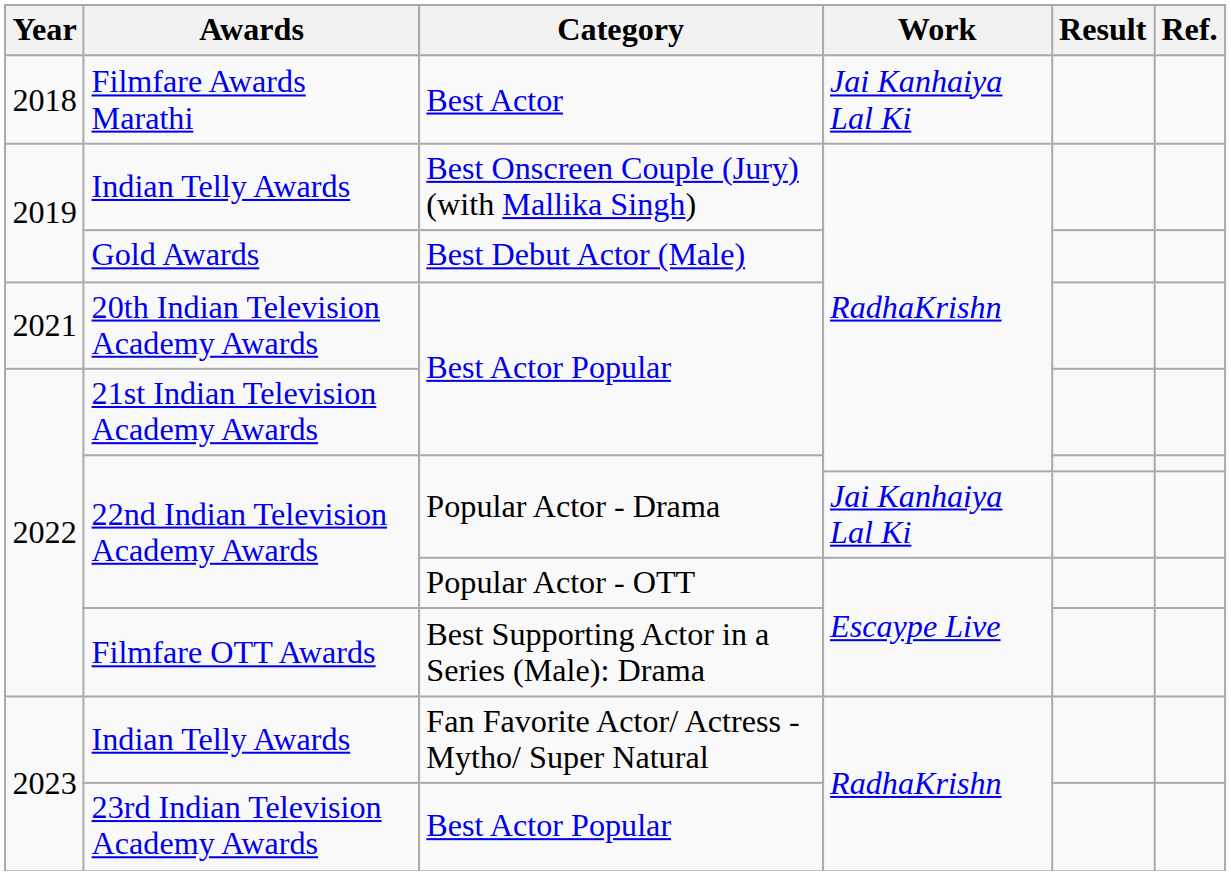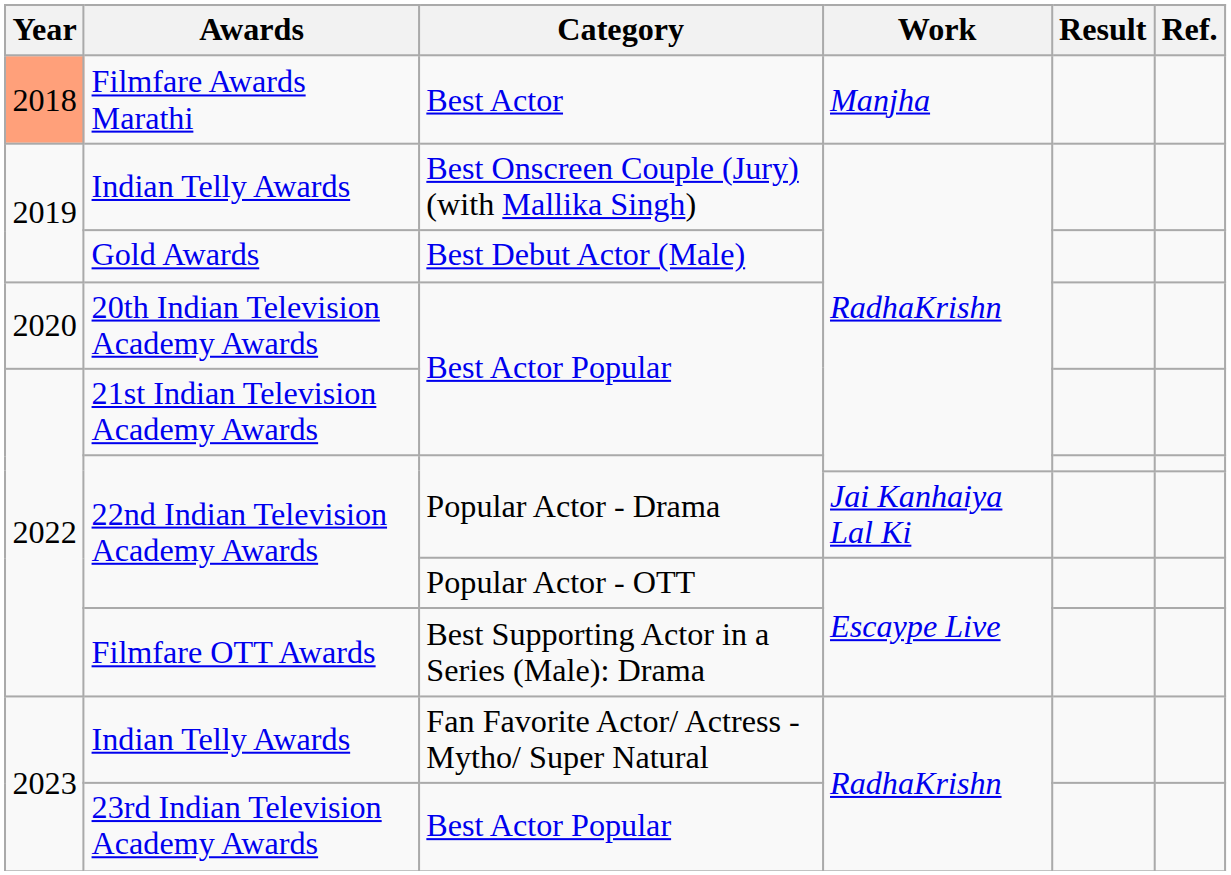(45, 99) no background -> (45, 99) lightsalmon background
(916, 99) Jai Kanhaiya Lal Ki -> (880, 99) Manjha
(45, 324) 2021 -> (45, 324) 2020
